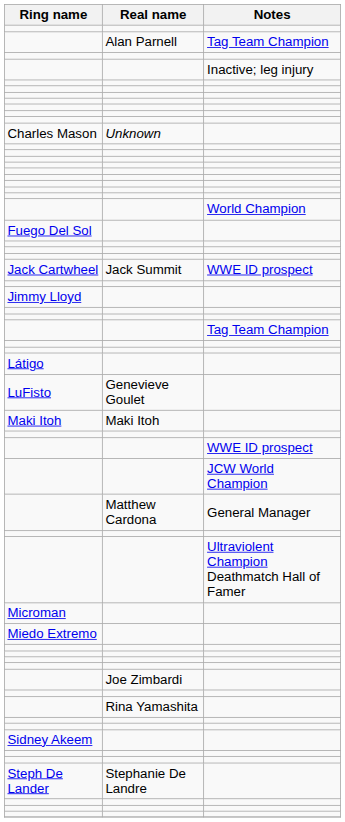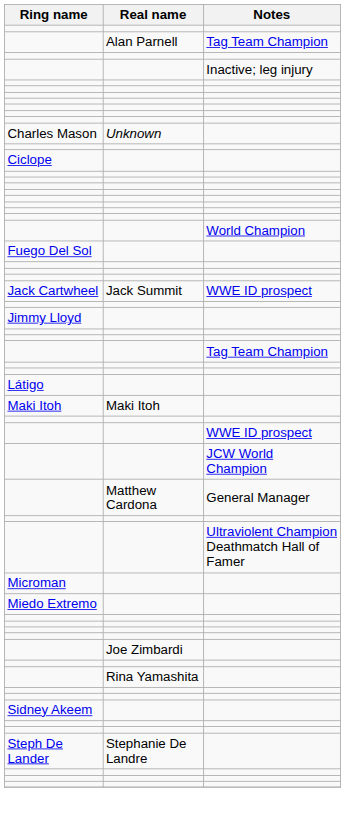+ row: (30, 160)
- row: (29, 392)
